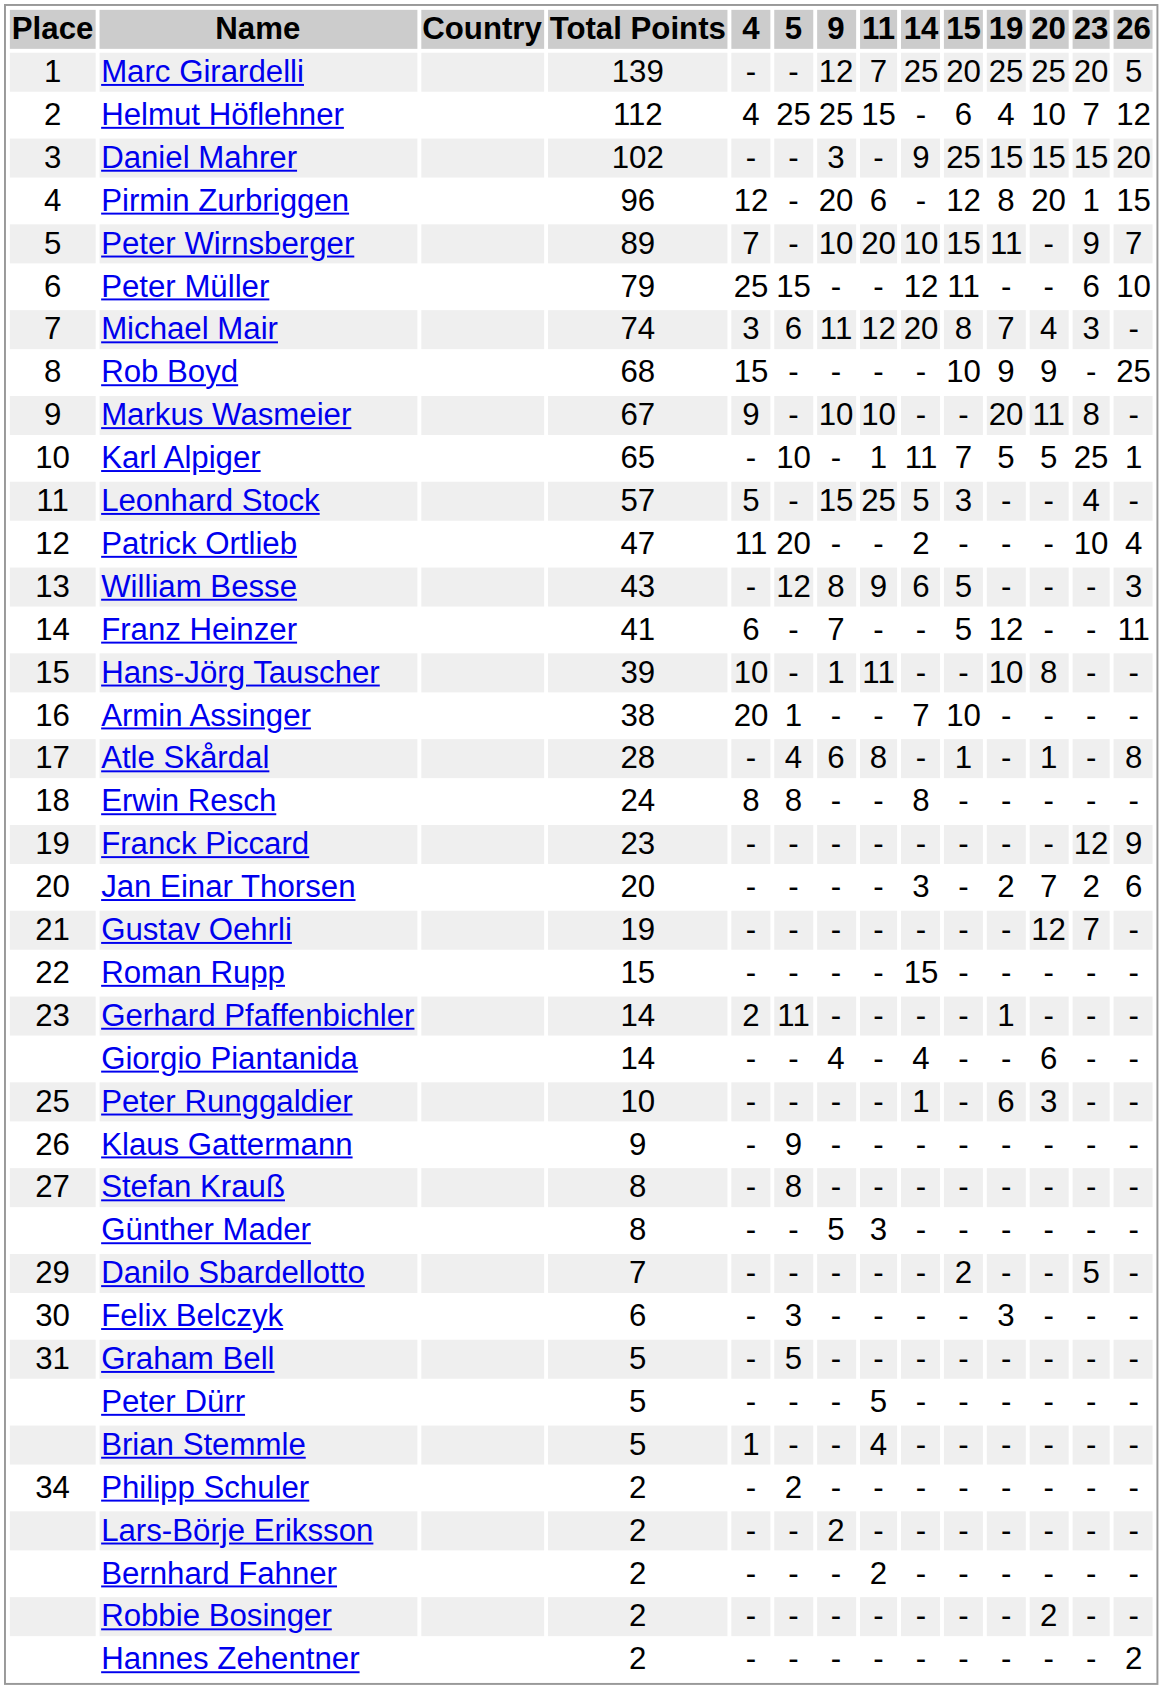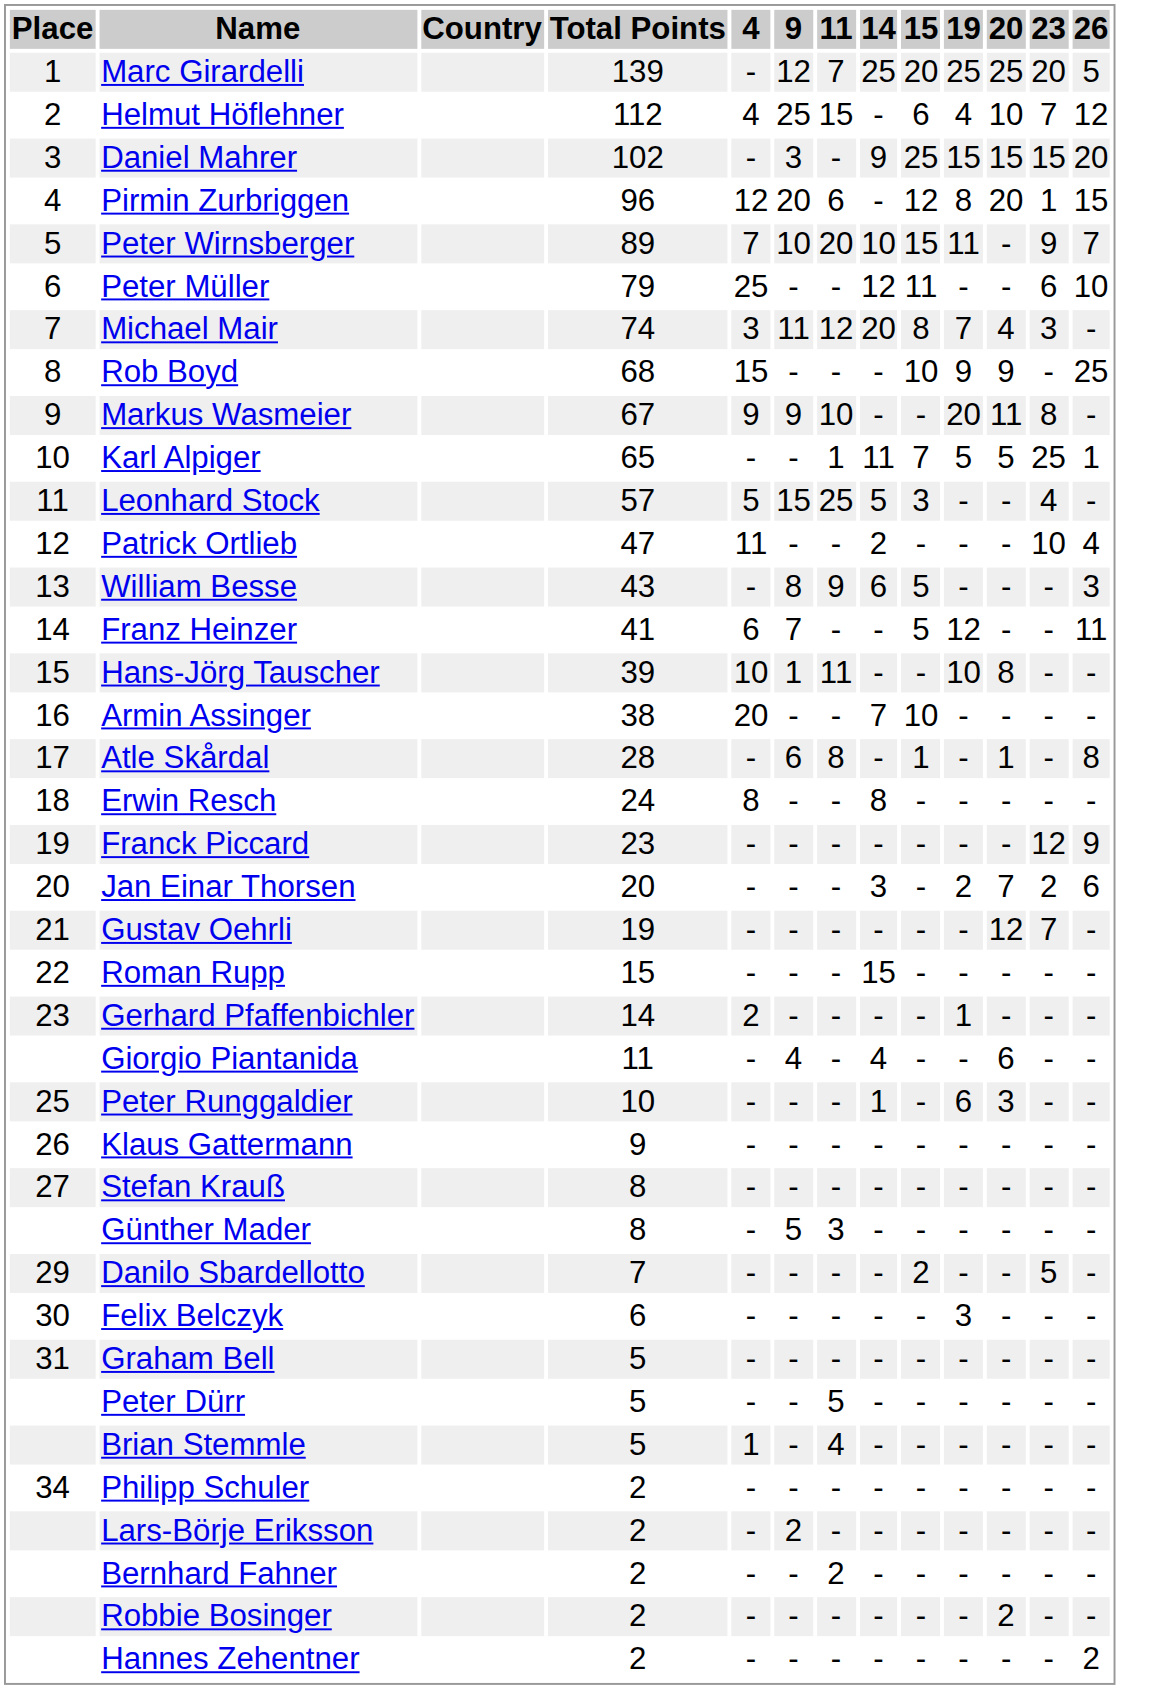- column: (794, 28)
(836, 414) 10 -> (794, 414) 9
(638, 1058) 14 -> (638, 1058) 11
